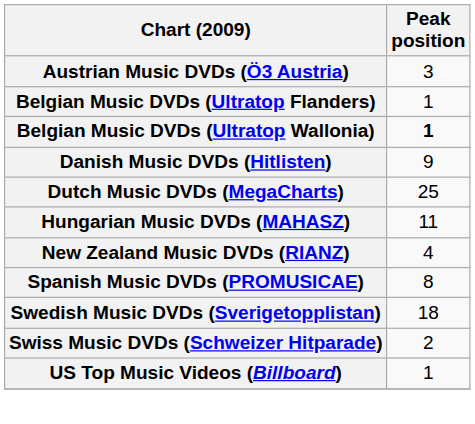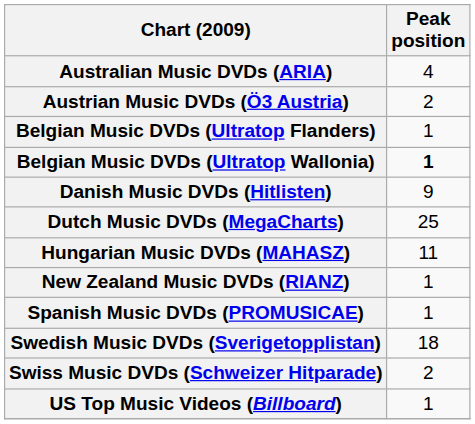+ row: (196, 71)
(428, 71) 3 -> (428, 101) 2
(428, 252) 4 -> (428, 282) 1
(428, 282) 8 -> (428, 312) 1
